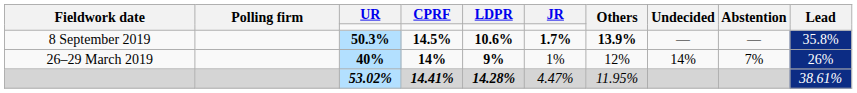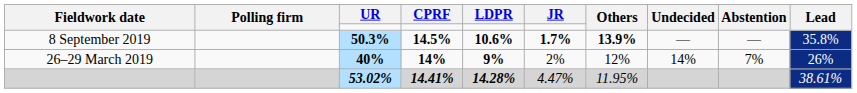(555, 59) 1% -> (555, 59) 2%
